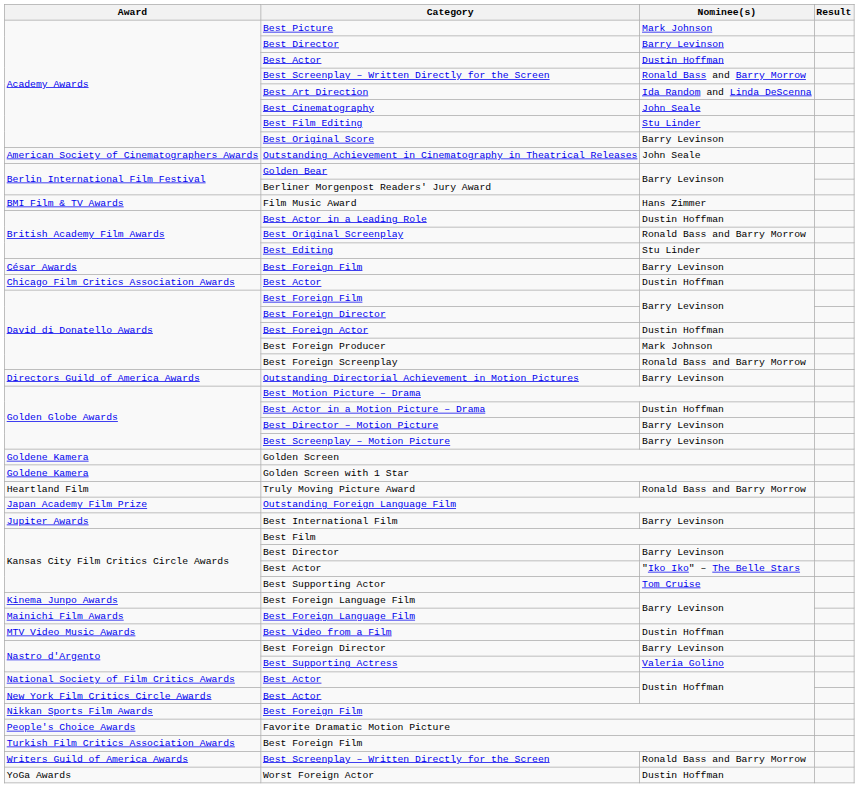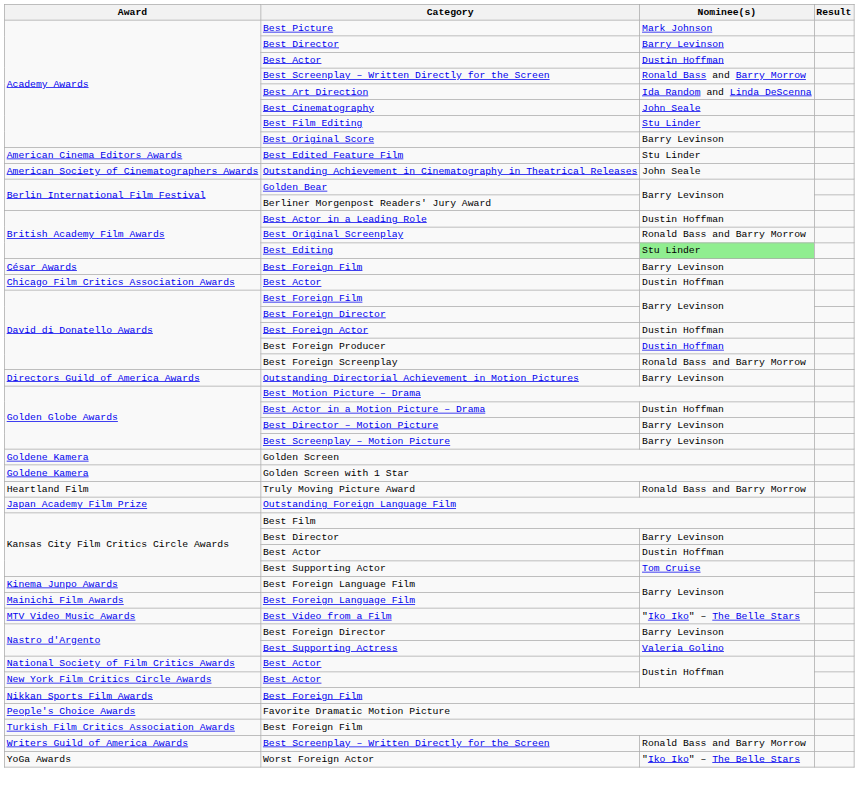+ row: (94, 155)
- row: (65, 203)
(671, 251) no background -> (671, 251) lightgreen background
(677, 346) Mark Johnson -> (683, 346) Dustin Hoffman
- row: (48, 521)
(721, 568) "Iko Iko" – The Belle Stars -> (683, 553) Dustin Hoffman
(683, 632) Dustin Hoffman -> (721, 616) "Iko Iko" – The Belle Stars
(683, 775) Dustin Hoffman -> (721, 759) "Iko Iko" – The Belle Stars
